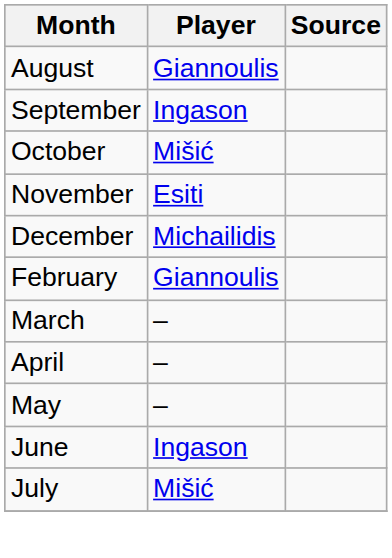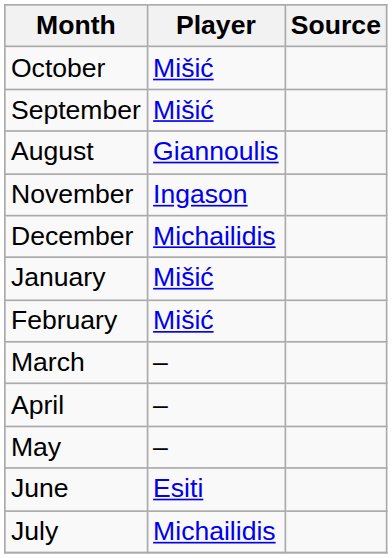rows swapped: (52, 67) <-> (58, 151)
(200, 109) Ingason -> (183, 109) Mišić
(178, 194) Esiti -> (200, 194) Ingason
+ row: (58, 278)
(216, 278) Giannoulis -> (183, 320) Mišić
(200, 446) Ingason -> (178, 488) Esiti
(183, 488) Mišić -> (214, 531) Michailidis
